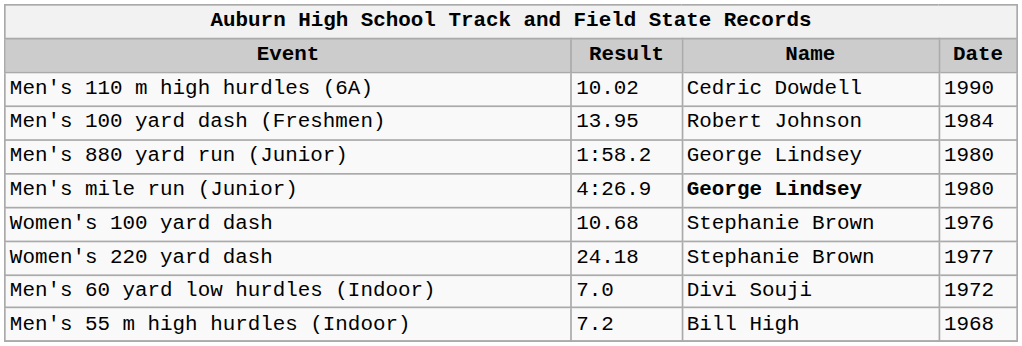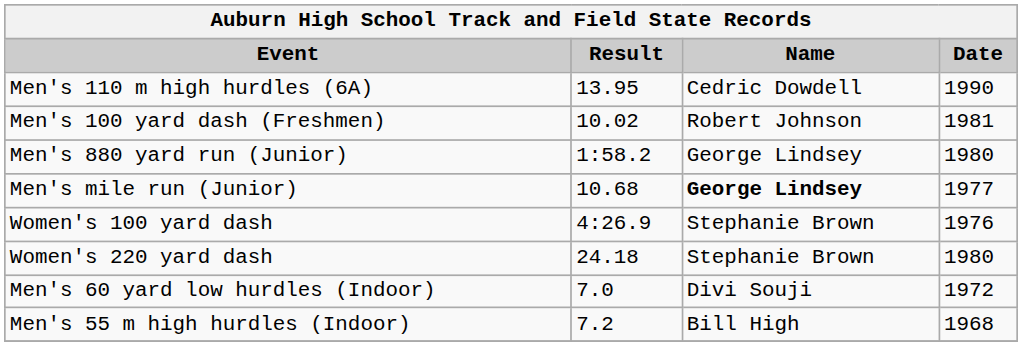(607, 89) 10.02 -> (607, 89) 13.95
(607, 123) 13.95 -> (607, 123) 10.02
(969, 123) 1984 -> (969, 123) 1981
(614, 191) 4:26.9 -> (607, 191) 10.68
(969, 191) 1980 -> (969, 191) 1977
(607, 224) 10.68 -> (614, 224) 4:26.9
(969, 258) 1977 -> (969, 258) 1980
